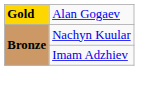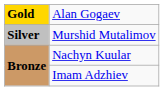+ row: (104, 34)
